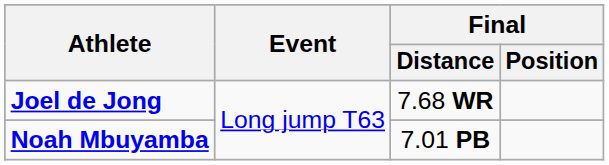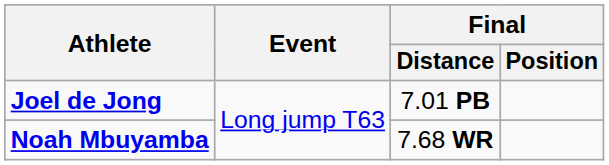(445, 101) 7.68 WR -> (445, 101) 7.01 PB
(445, 140) 7.01 PB -> (445, 140) 7.68 WR
